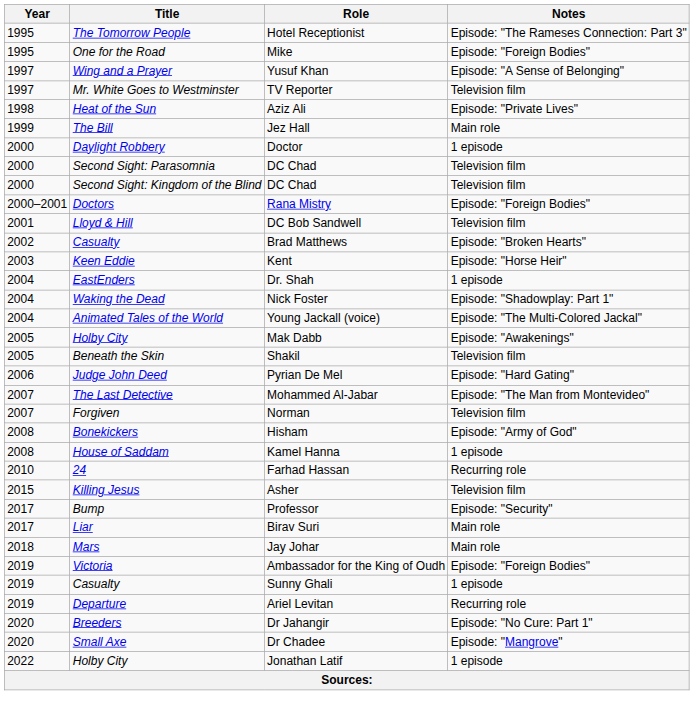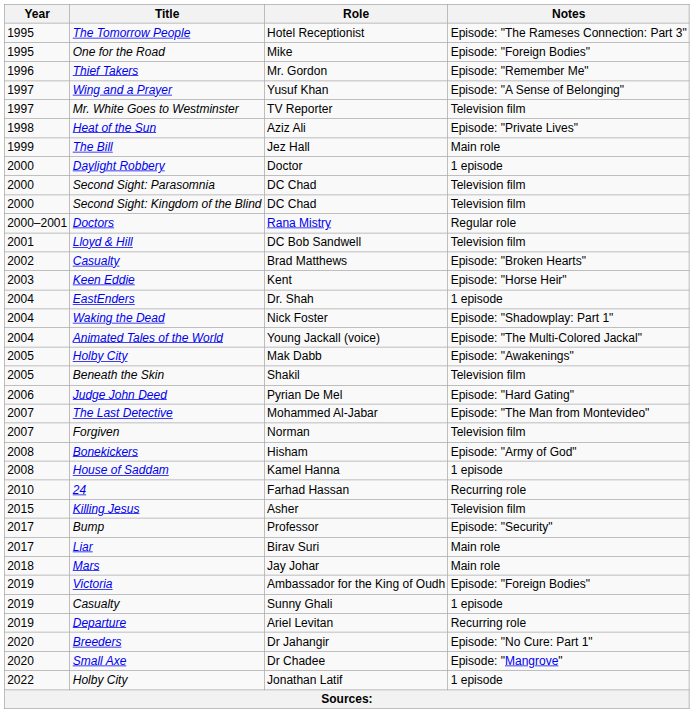+ row: (106, 71)
(520, 204) Episode: "Foreign Bodies" -> (483, 223) Regular role
